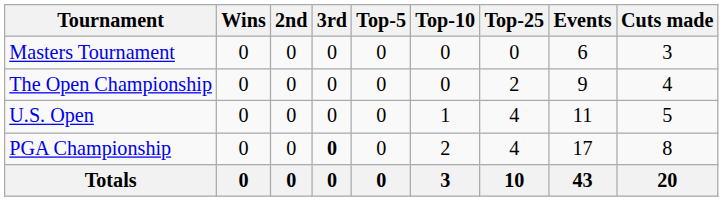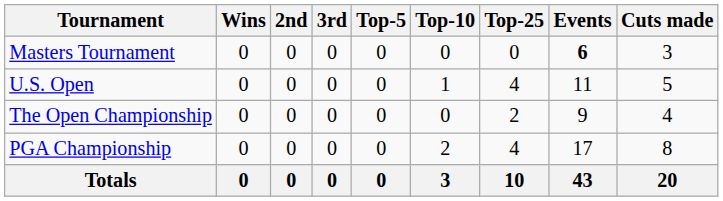(583, 52) normal -> (583, 52) bold
rows swapped: (52, 116) <-> (111, 84)
(332, 148) bold -> (332, 148) normal
